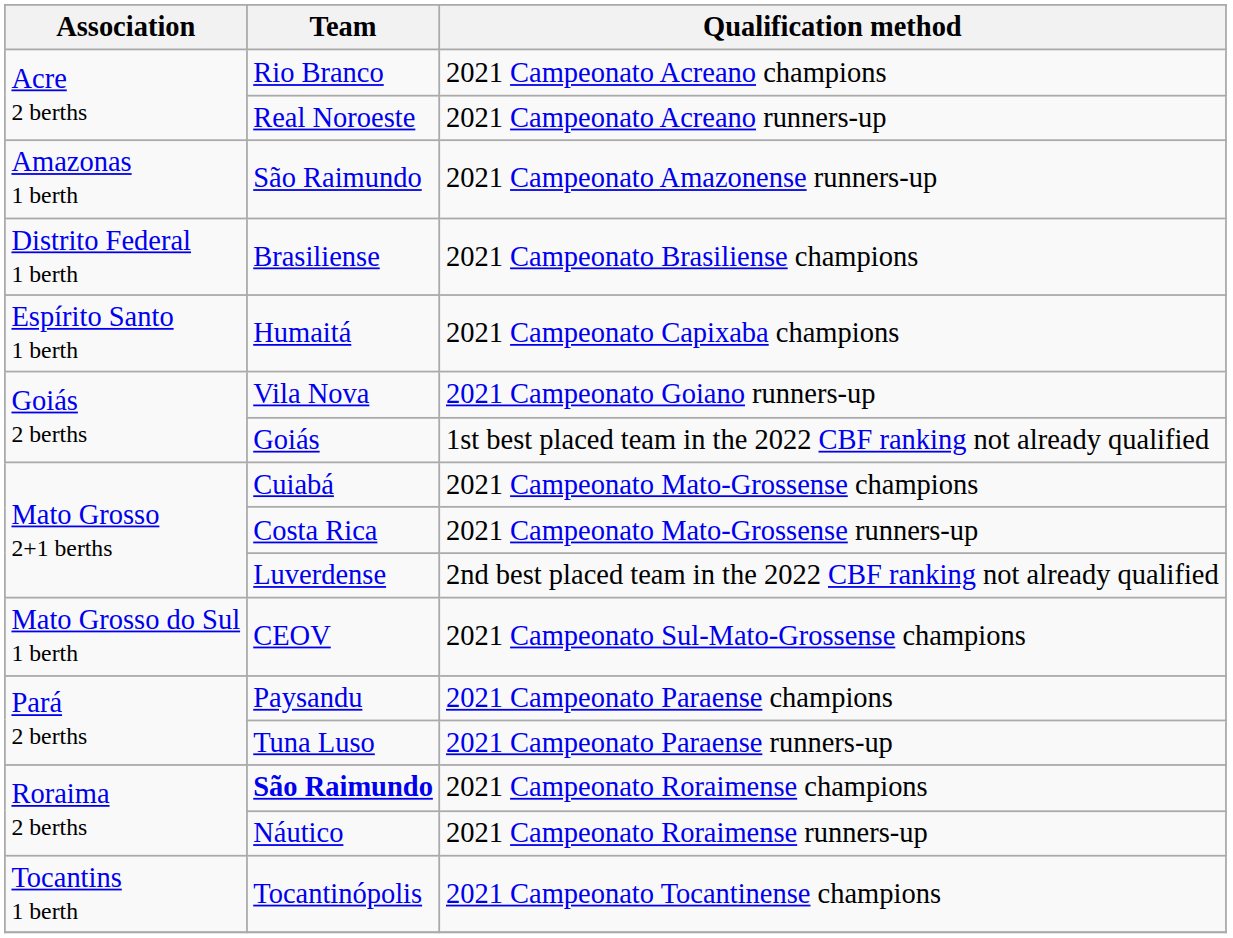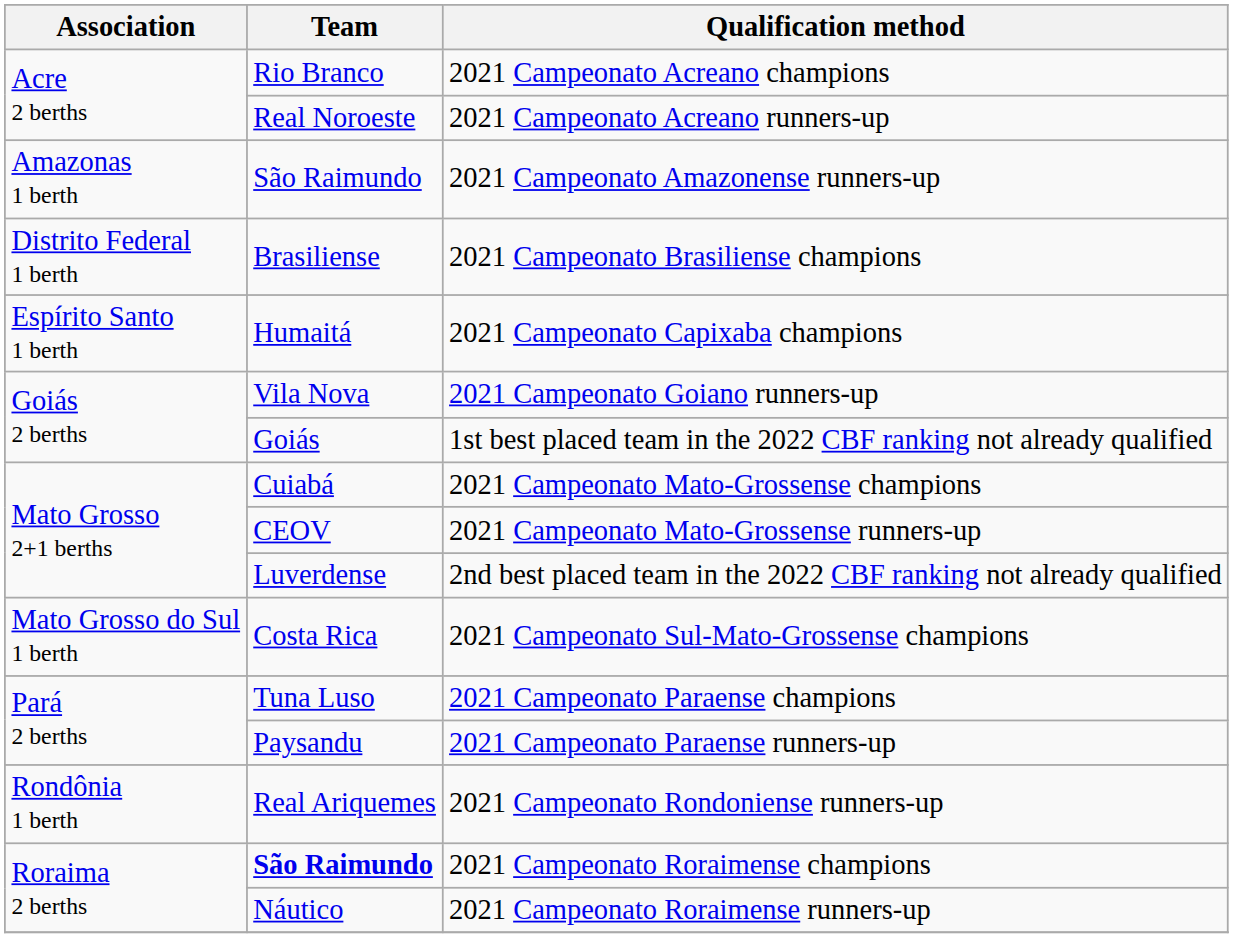(315, 529) Costa Rica -> (292, 529) CEOV
(292, 636) CEOV -> (315, 636) Costa Rica
(308, 697) Paysandu -> (314, 697) Tuna Luso
(314, 742) Tuna Luso -> (308, 742) Paysandu
+ row: (696, 803)
- row: (693, 893)
